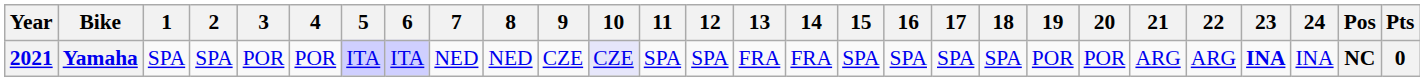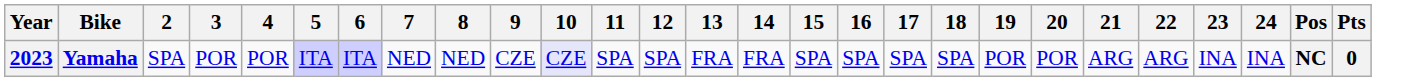- column: (167, 22)
(31, 57) 2021 -> (31, 57) 2023
(1266, 57) bold -> (1218, 57) normal
